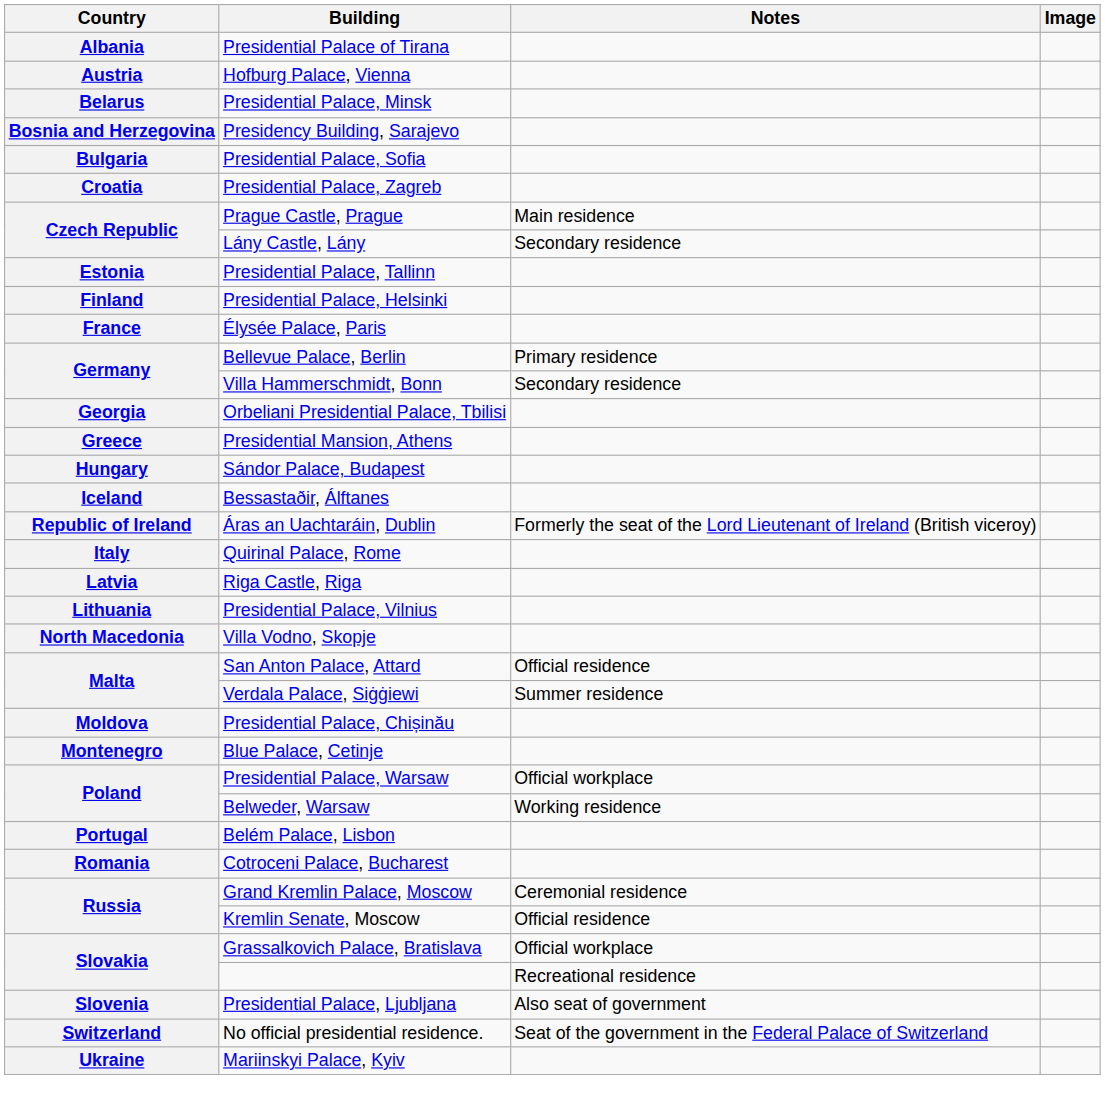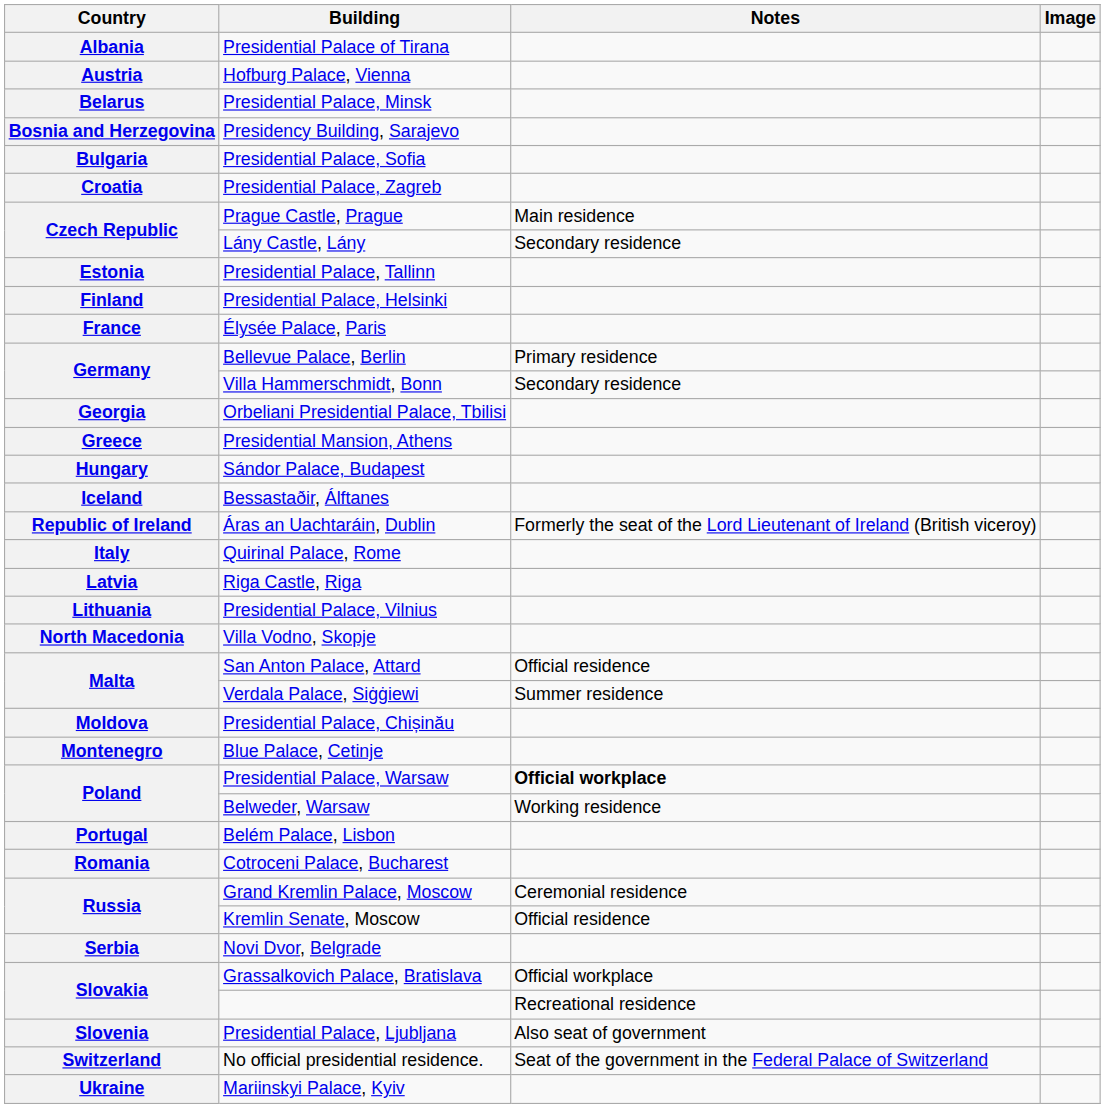(584, 779) normal -> (590, 779) bold
+ row: (302, 948)
